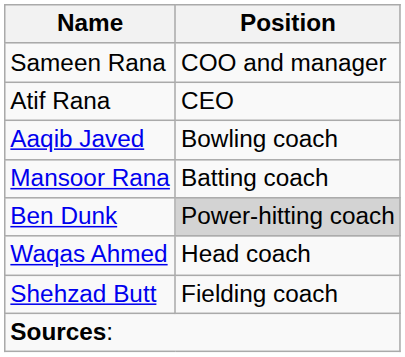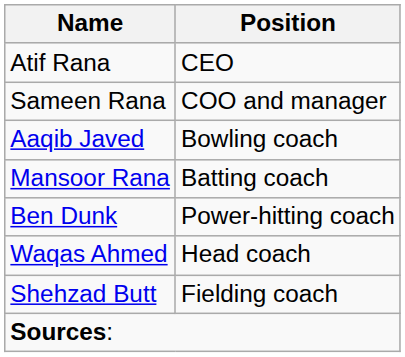rows swapped: (88, 62) <-> (60, 100)
(288, 216) lightgrey background -> (288, 216) no background
